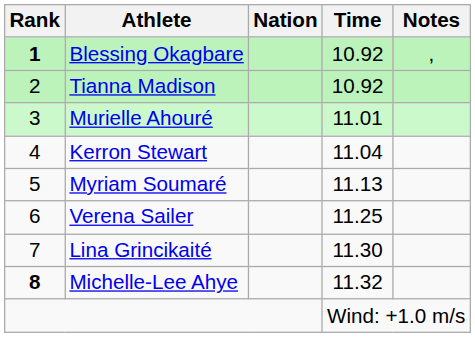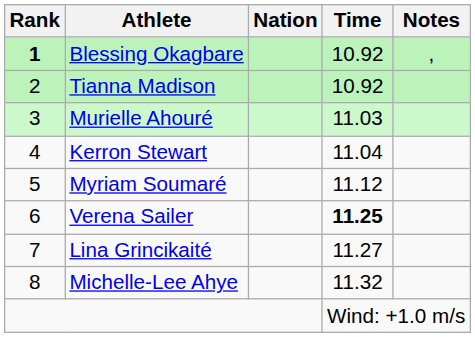(358, 119) 11.01 -> (358, 119) 11.03
(358, 184) 11.13 -> (358, 184) 11.12
(358, 217) normal -> (358, 217) bold
(358, 250) 11.30 -> (358, 250) 11.27
(35, 282) bold -> (35, 282) normal
